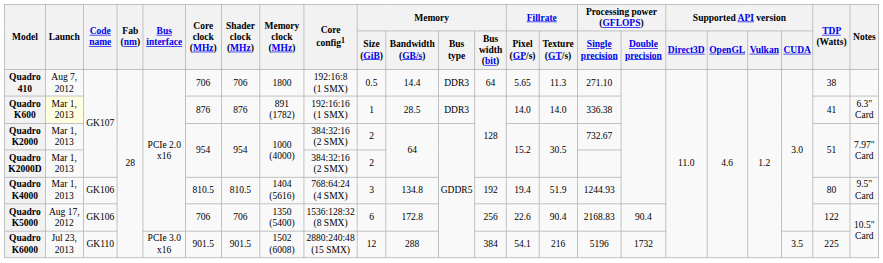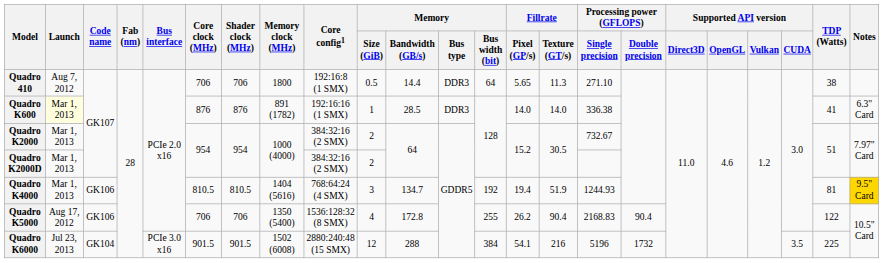(412, 190) 134.8 -> (412, 190) 134.7
(831, 190) 80 -> (831, 190) 81
(864, 190) no background -> (864, 190) gold background
(372, 217) 6 -> (372, 217) 4
(491, 217) 256 -> (491, 217) 255
(523, 217) 22.6 -> (523, 217) 26.2
(100, 243) GK110 -> (100, 243) GK104
